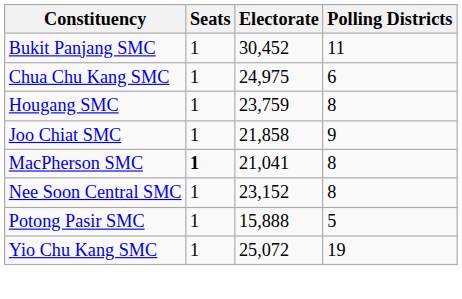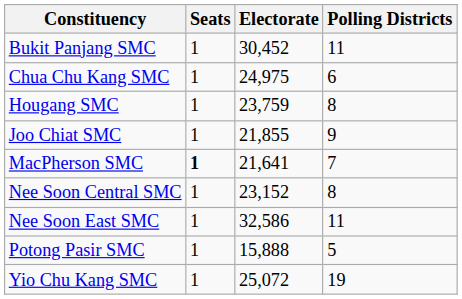(264, 134) 21,858 -> (264, 134) 21,855
(264, 163) 21,041 -> (264, 163) 21,641
(332, 163) 8 -> (332, 163) 7
+ row: (84, 221)
